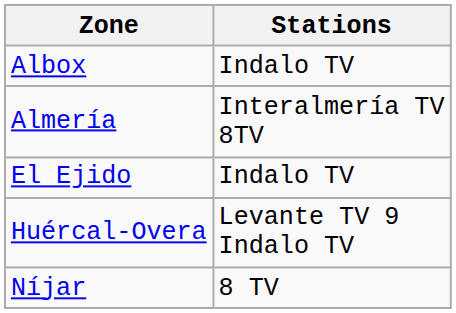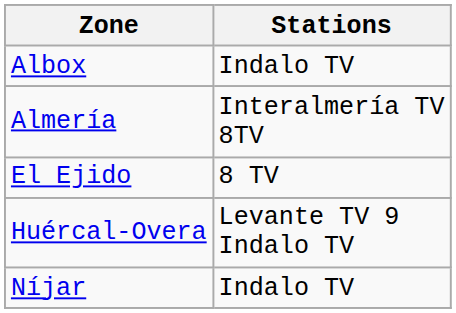(286, 177) Indalo TV -> (249, 177) 8 TV
(249, 288) 8 TV -> (286, 288) Indalo TV
